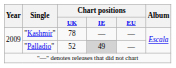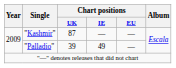(72, 34) 78 -> (72, 34) 87
(72, 46) 52 -> (72, 46) 39
(102, 46) lightgrey background -> (102, 46) no background
